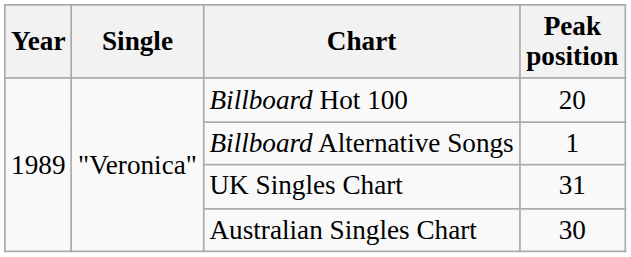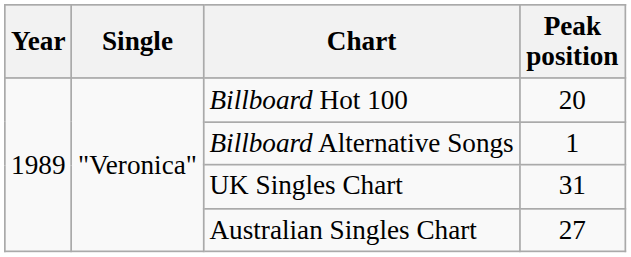(572, 229) 30 -> (572, 229) 27
